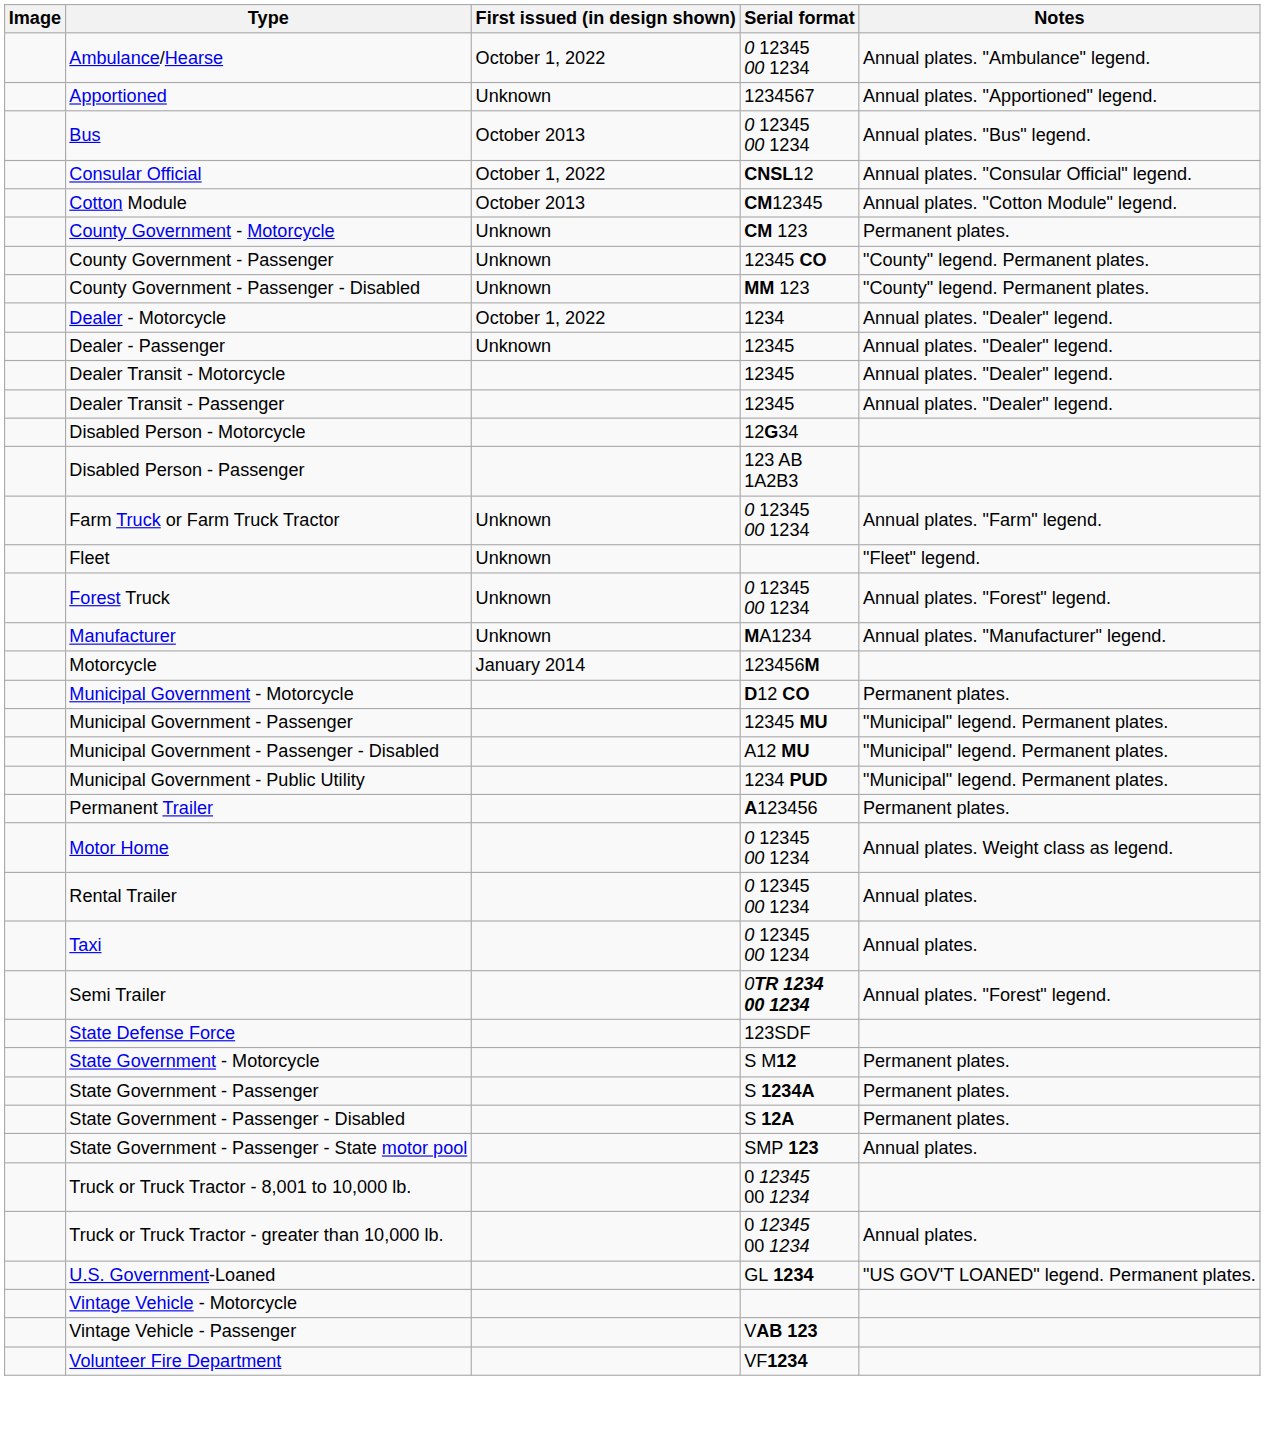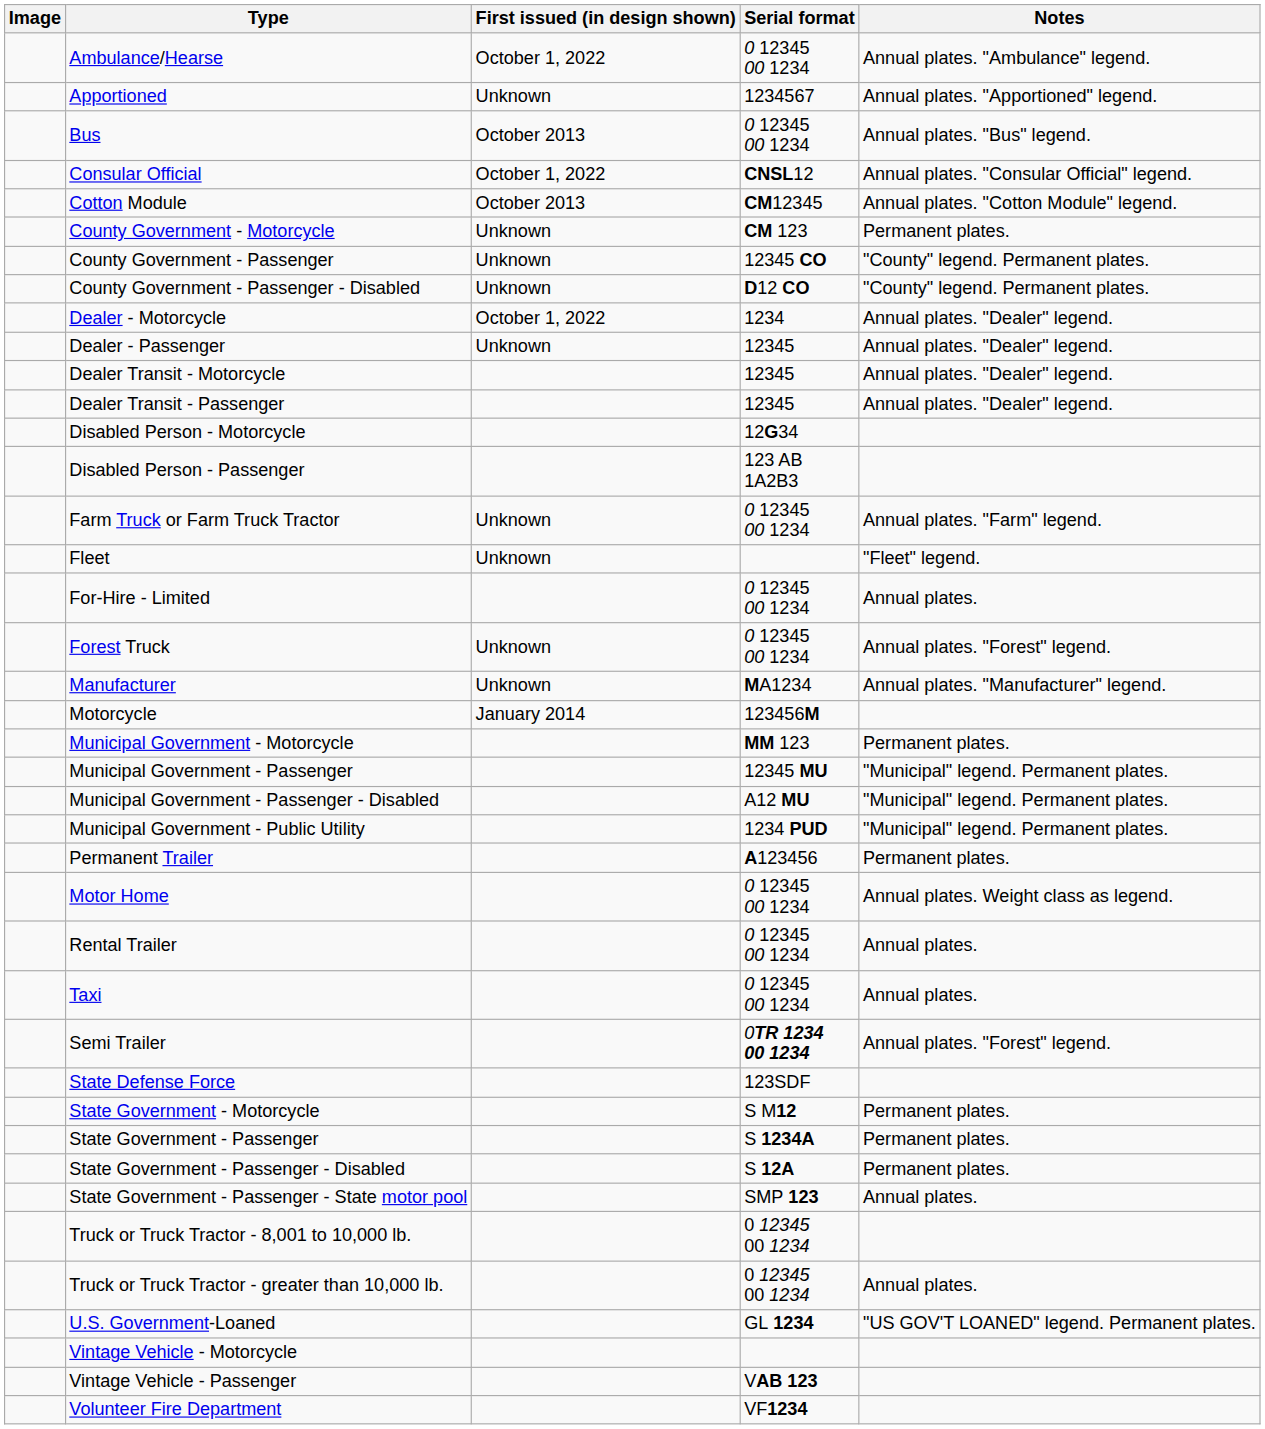(777, 288) MM 123 -> (777, 288) D12 CO
+ row: (140, 597)
(777, 694) D12 CO -> (777, 743) MM 123
